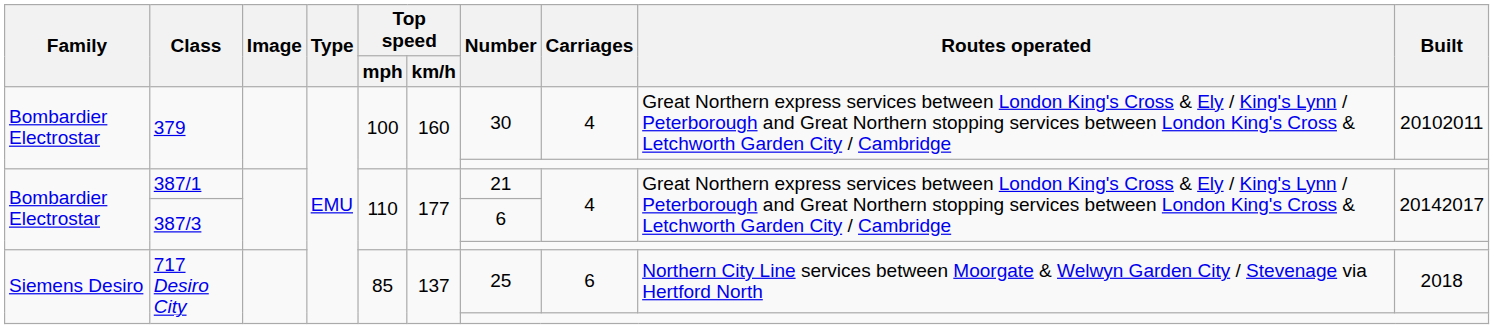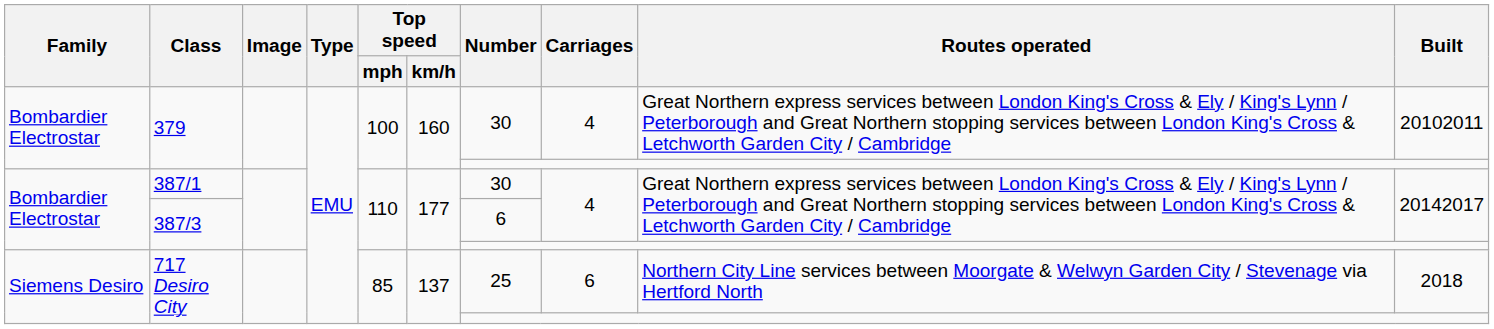(501, 183) 21 -> (501, 183) 30
